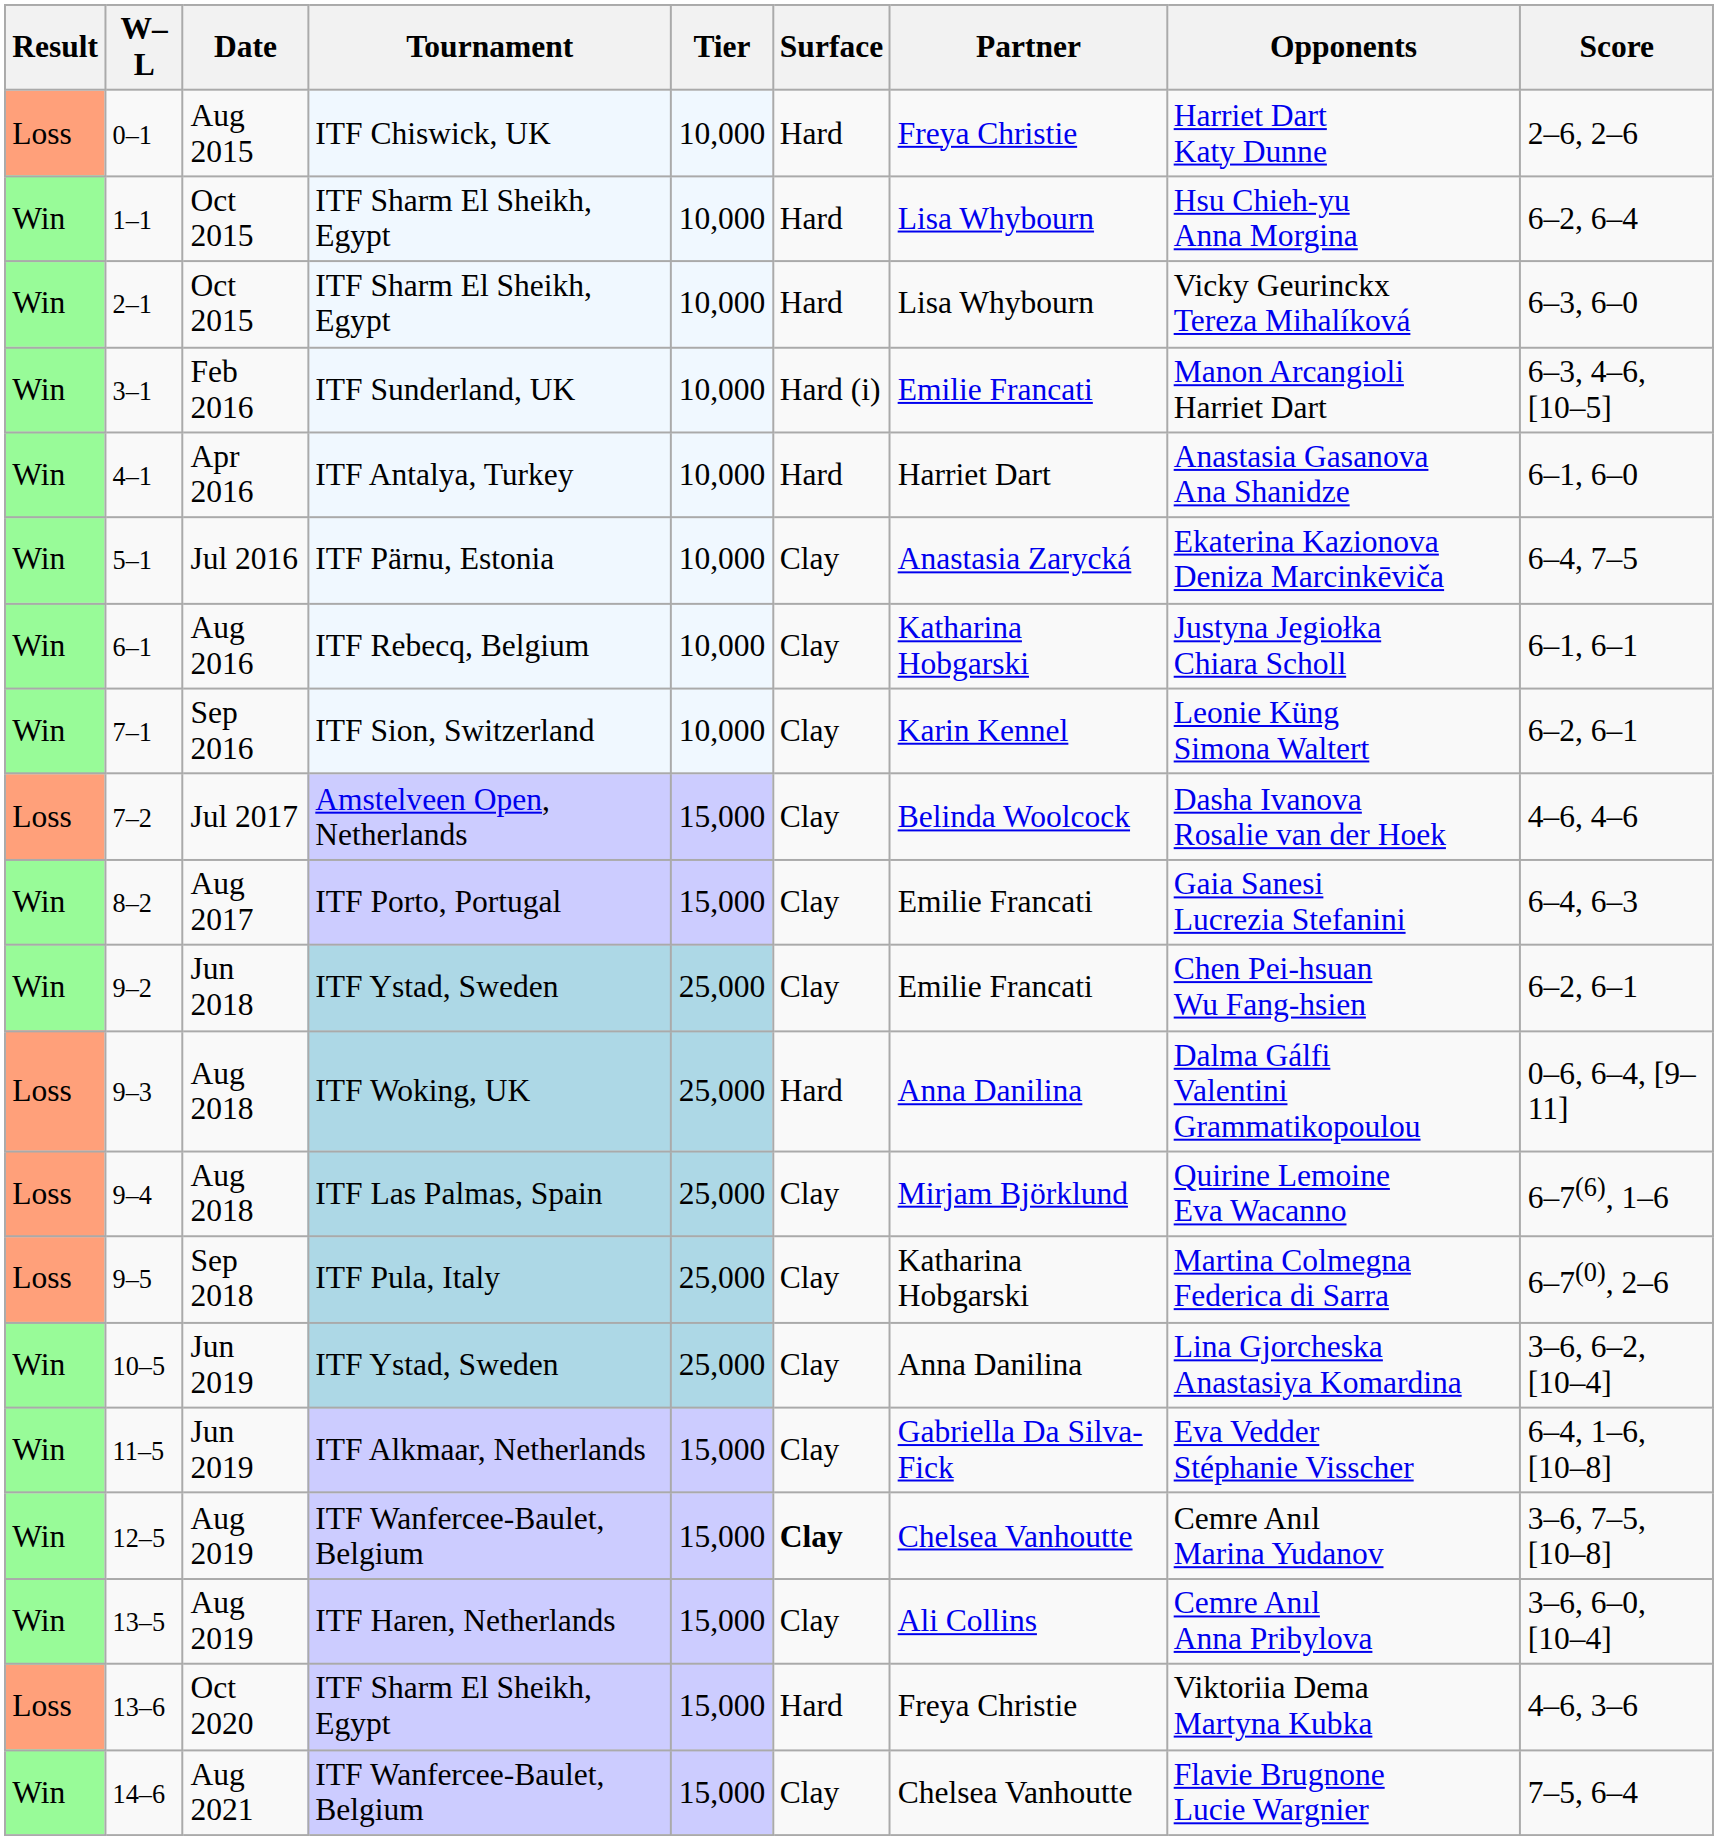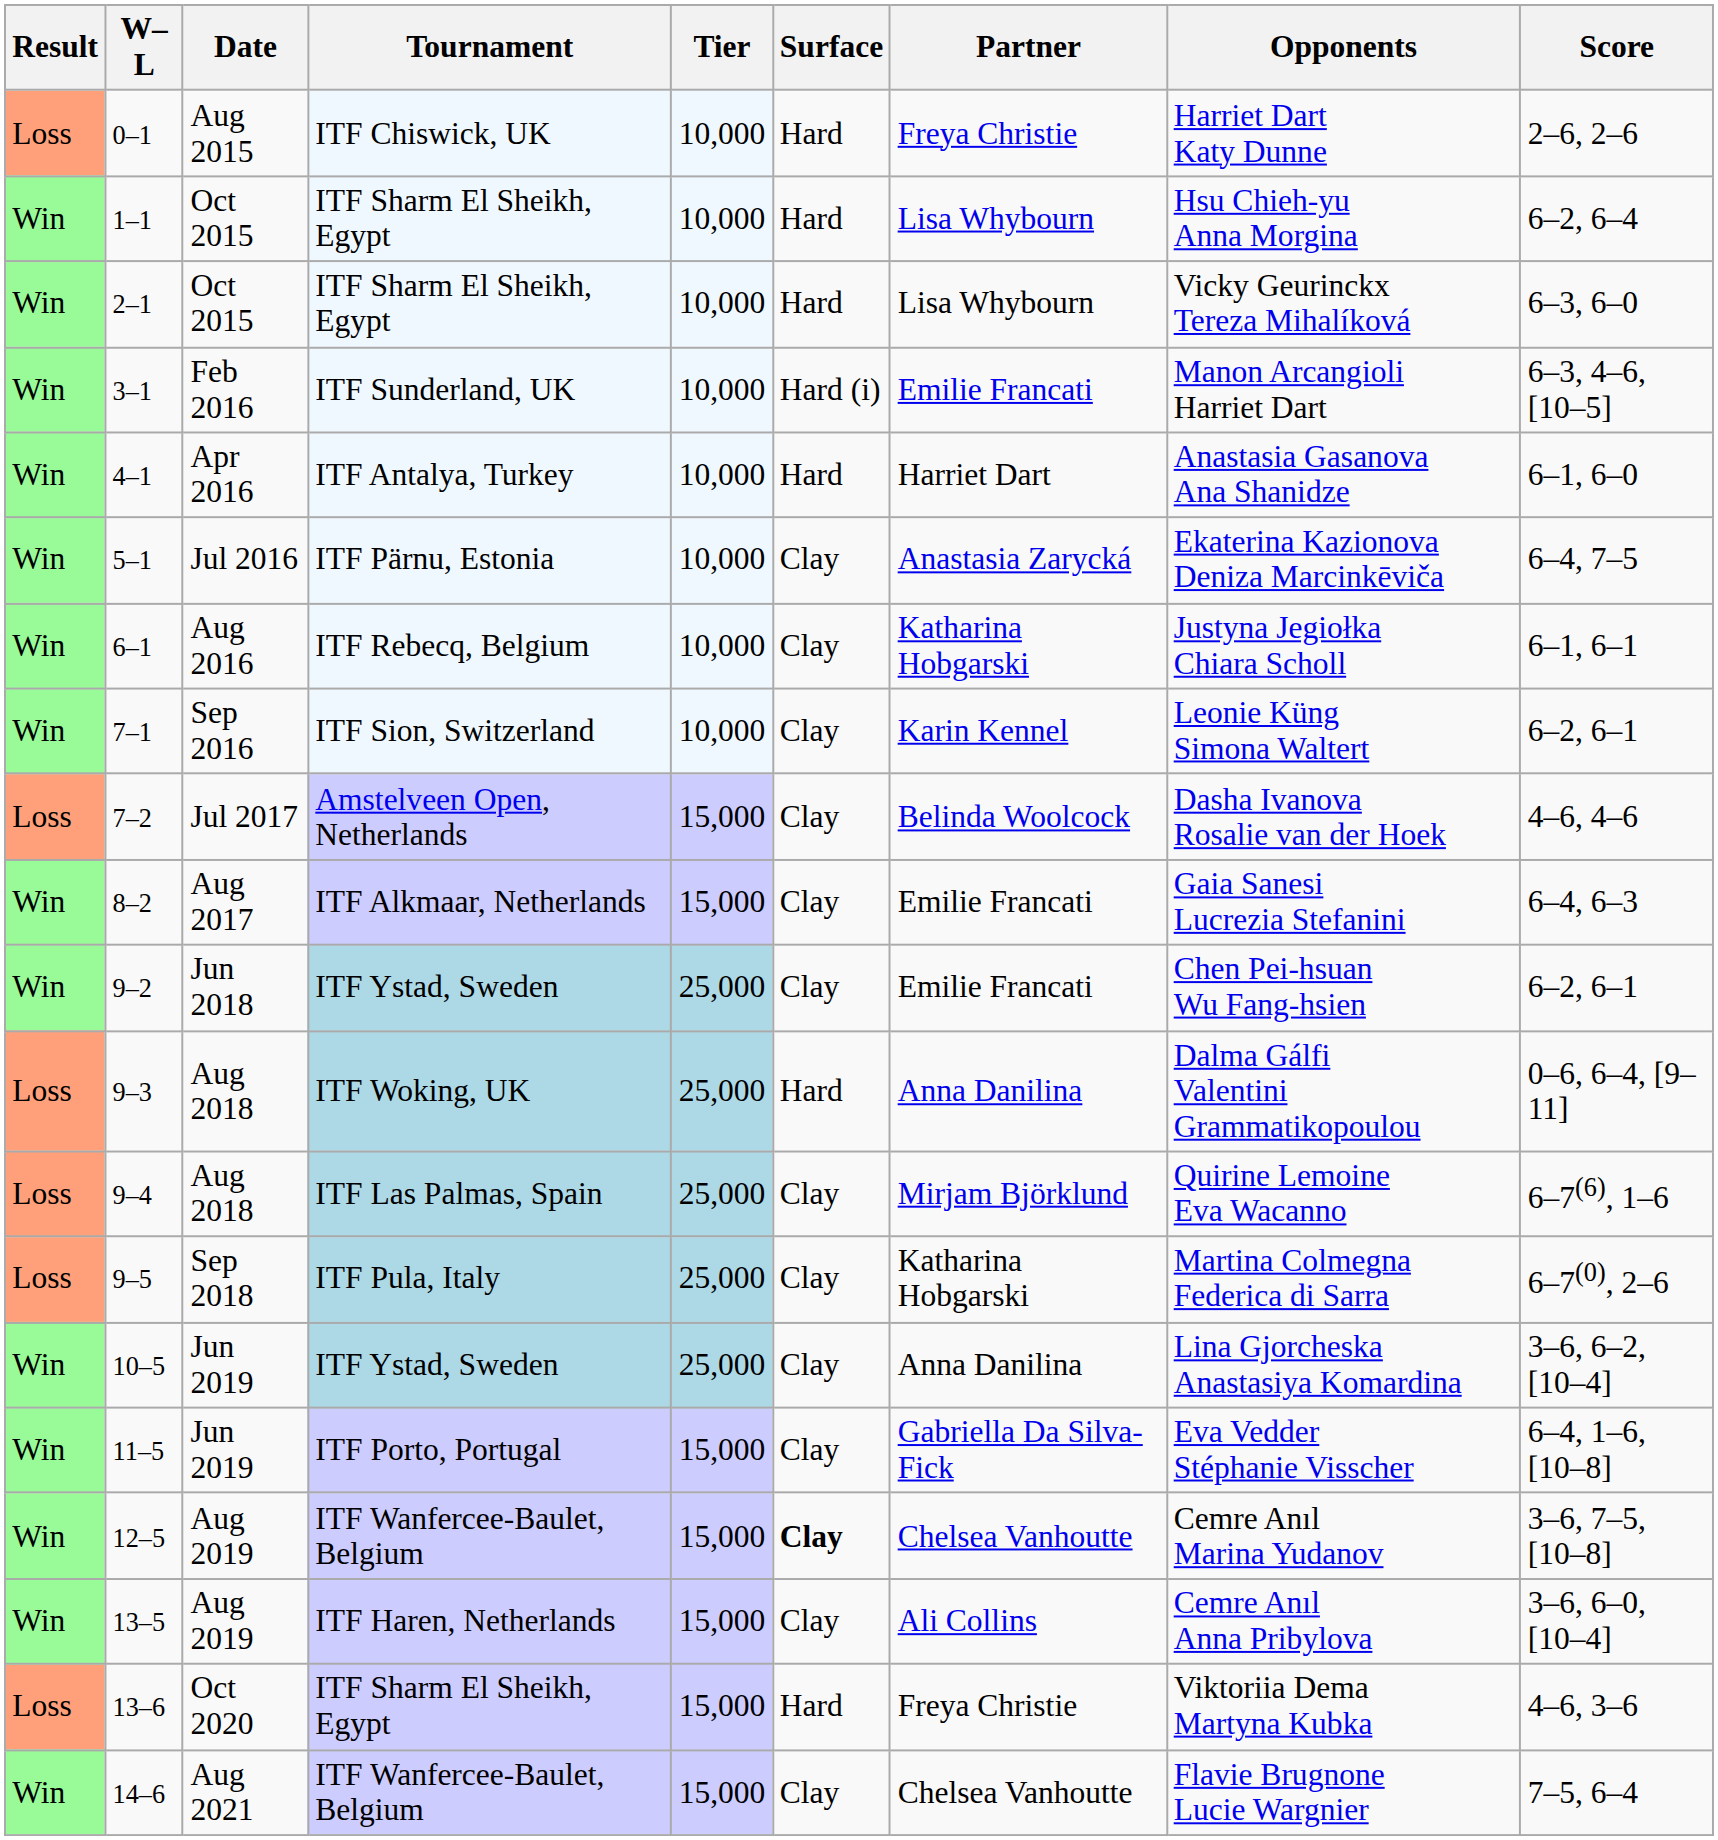(438, 901) ITF Porto, Portugal -> (481, 901) ITF Alkmaar, Netherlands
(481, 1449) ITF Alkmaar, Netherlands -> (438, 1449) ITF Porto, Portugal
